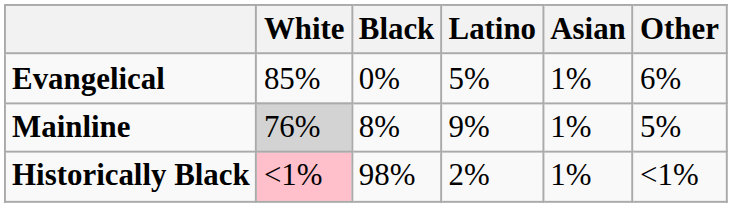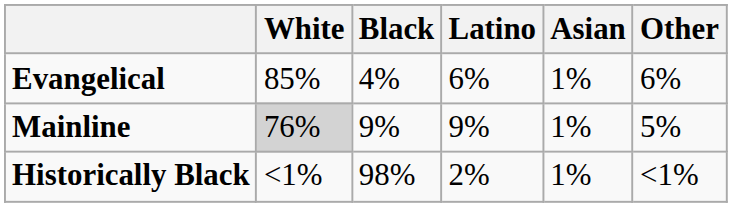(379, 77) 0% -> (379, 77) 4%
(469, 77) 5% -> (469, 77) 6%
(379, 126) 8% -> (379, 126) 9%
(293, 175) pink background -> (293, 175) no background
